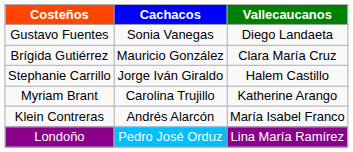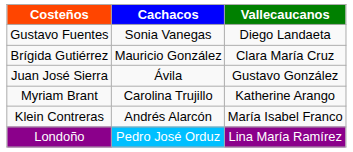+ row: (59, 75)
- row: (59, 75)
